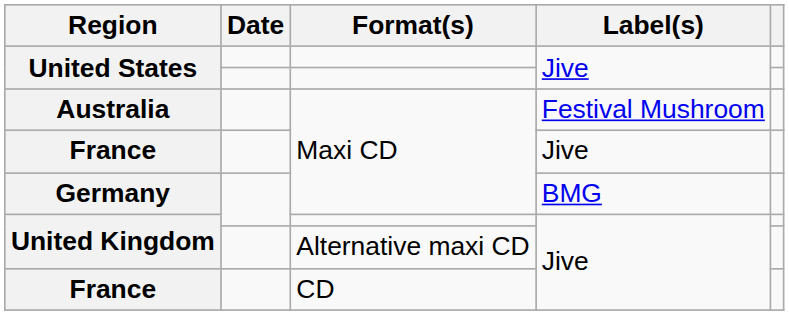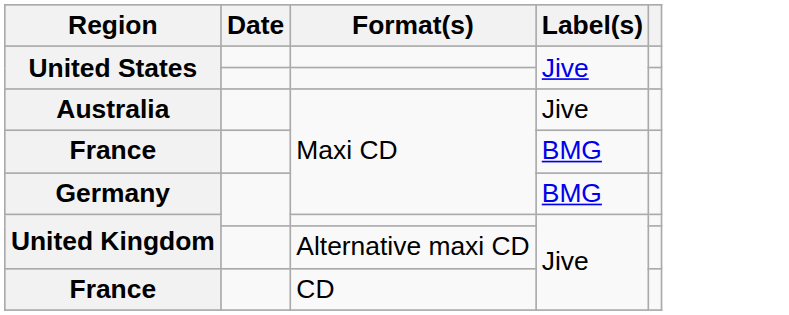(653, 109) Festival Mushroom -> (565, 109) Jive
(565, 151) Jive -> (572, 151) BMG
